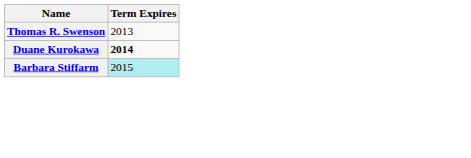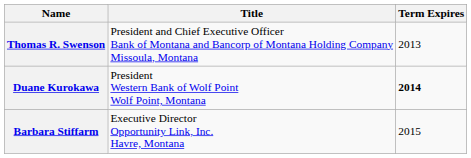+ column: (252, 13)
(122, 67) paleturquoise background -> (410, 131) no background
